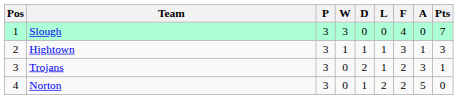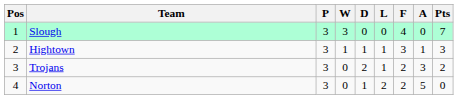(443, 67) 1 -> (443, 67) 2
